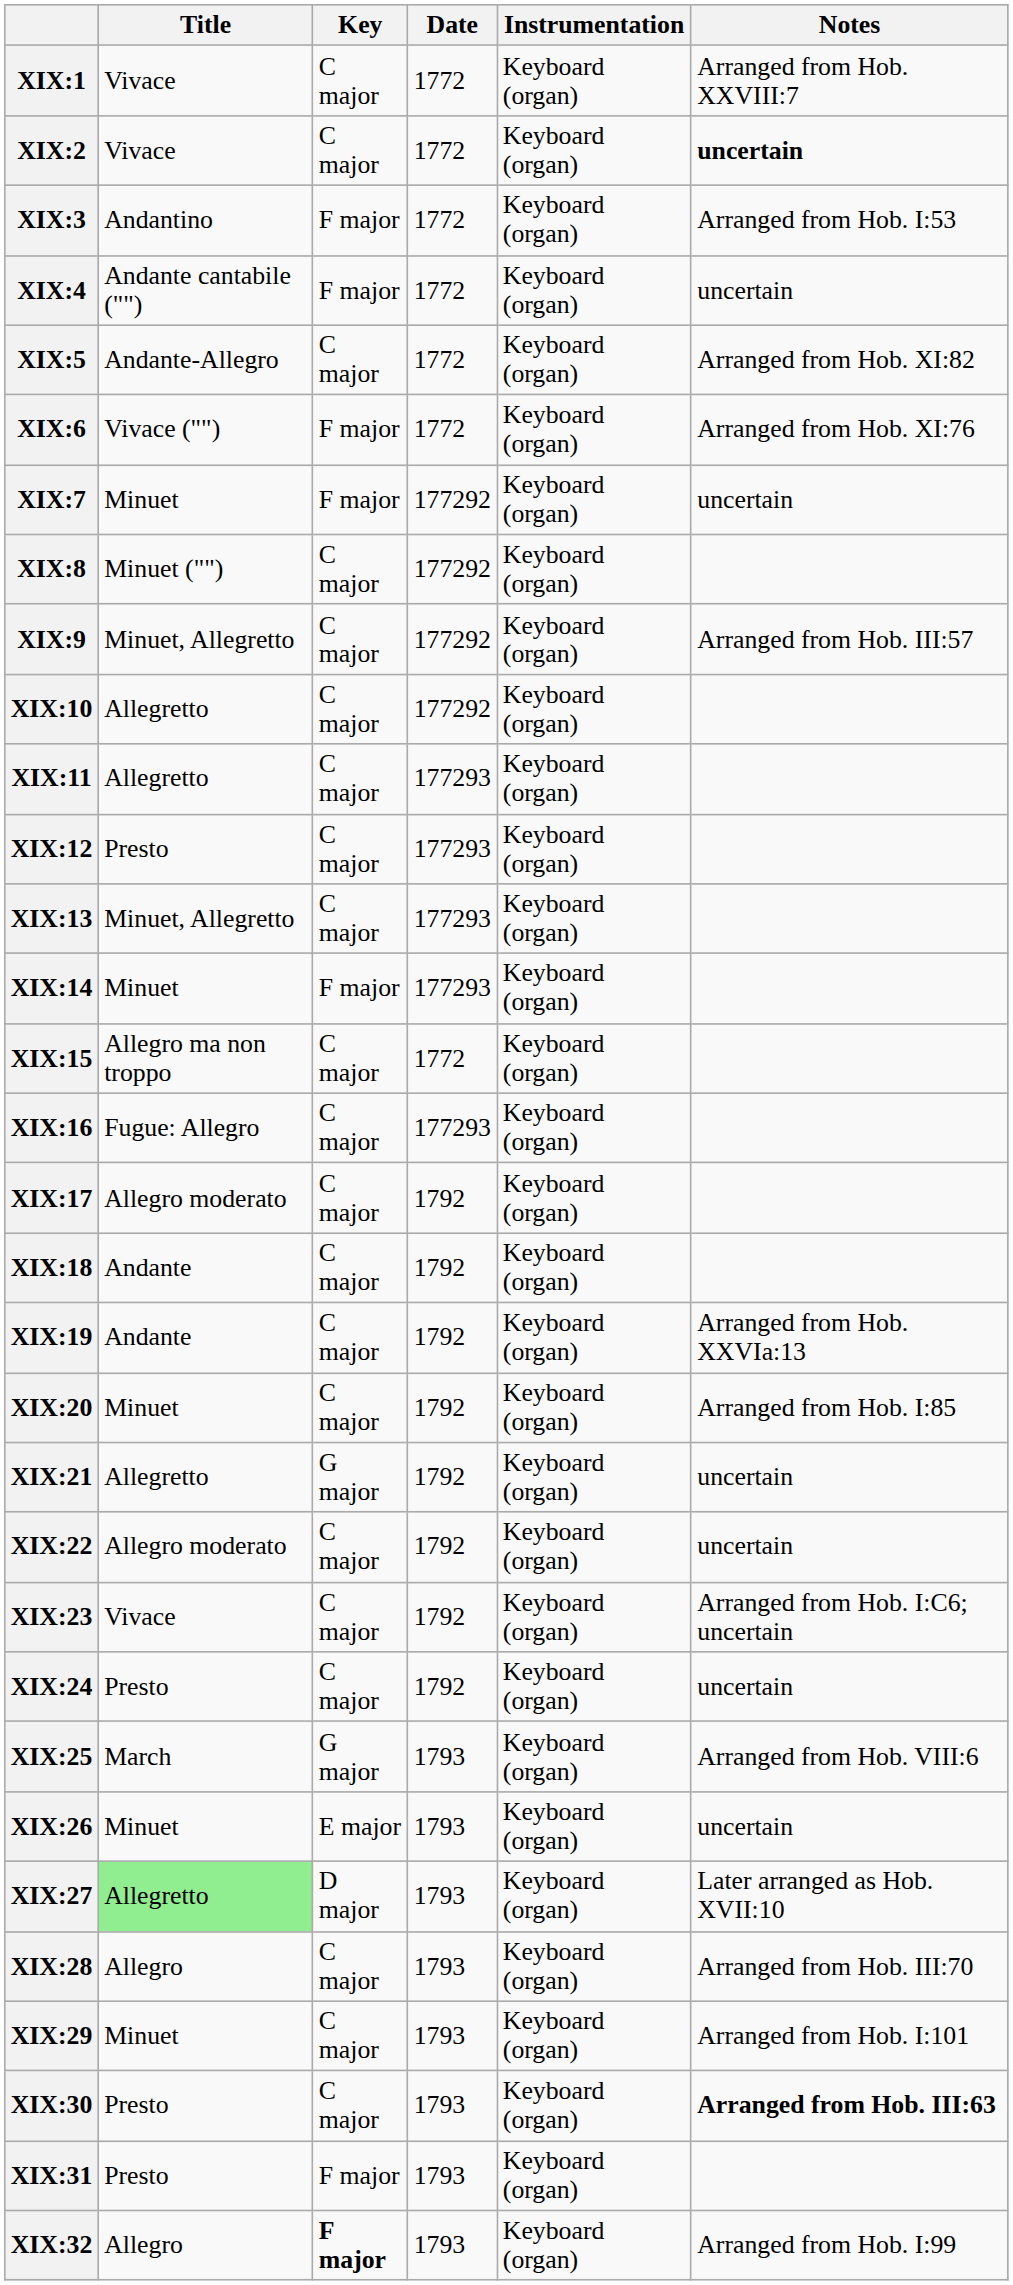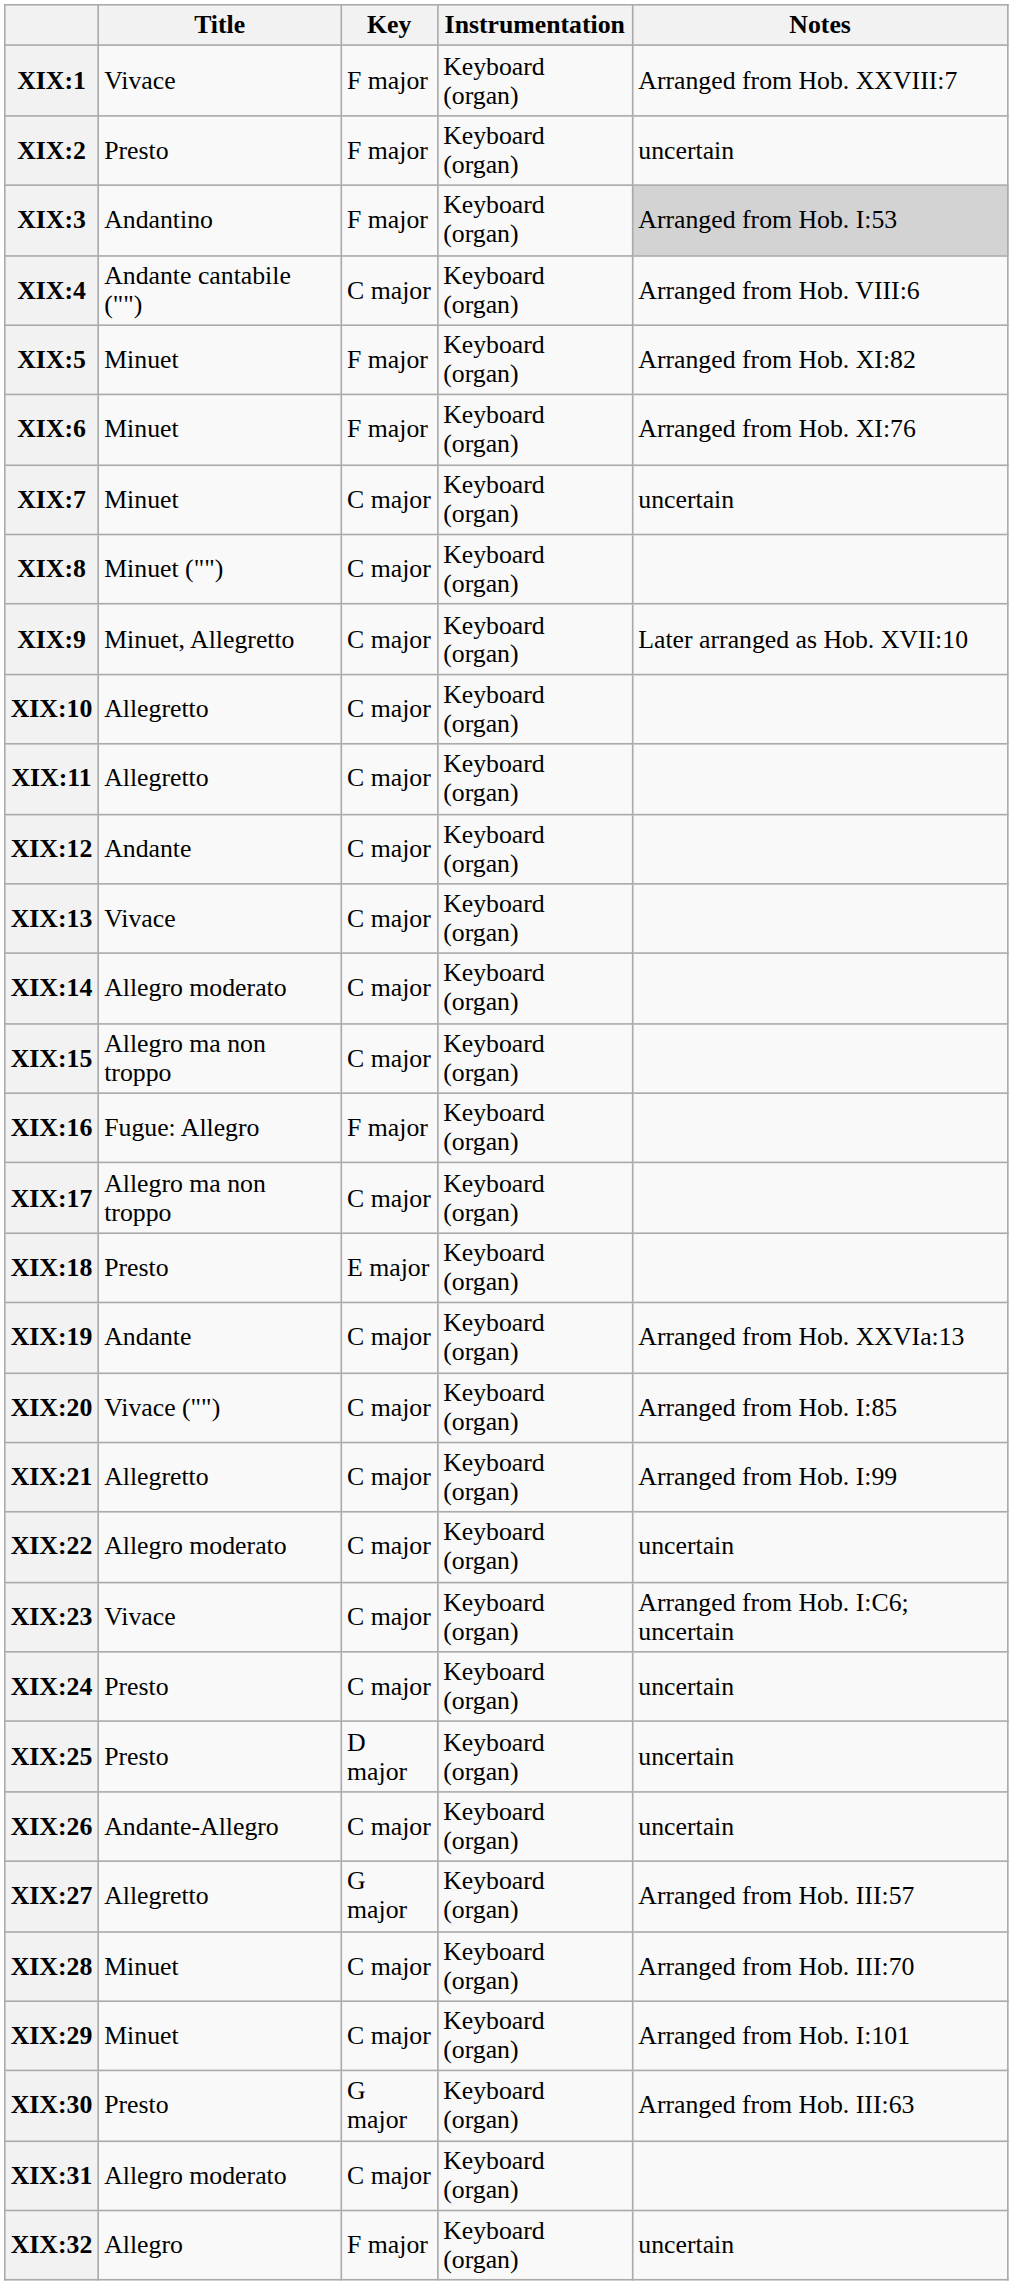- column: (452, 24)
(349, 80) C major -> (387, 80) F major
(140, 150) Vivace -> (136, 150) Presto
(349, 150) C major -> (387, 150) F major
(750, 150) bold -> (686, 150) normal
(827, 219) no background -> (768, 219) lightgrey background
(359, 289) F major -> (389, 289) C major
(745, 289) uncertain -> (779, 289) Arranged from Hob. VIII:6
(191, 359) Andante-Allegro -> (141, 359) Minuet
(349, 359) C major -> (387, 359) F major
(162, 429) Vivace ("") -> (141, 429) Minuet
(359, 499) F major -> (389, 499) C major
(835, 638) Arranged from Hob. III:57 -> (803, 638) Later arranged as Hob. XVII:10
(136, 848) Presto -> (148, 848) Andante
(199, 918) Minuet, Allegretto -> (140, 918) Vivace
(141, 988) Minuet -> (195, 988) Allegro moderato
(359, 988) F major -> (389, 988) C major
(349, 1127) C major -> (387, 1127) F major
(195, 1197) Allegro moderato -> (185, 1197) Allegro ma non troppo
(148, 1267) Andante -> (136, 1267) Presto
(349, 1267) C major -> (388, 1267) E major
(141, 1407) Minuet -> (162, 1407) Vivace ("")
(349, 1476) G major -> (389, 1476) C major
(745, 1476) uncertain -> (768, 1476) Arranged from Hob. I:99
(138, 1756) March -> (136, 1756) Presto
(349, 1756) G major -> (377, 1756) D major
(838, 1756) Arranged from Hob. VIII:6 -> (686, 1756) uncertain
(141, 1826) Minuet -> (191, 1826) Andante-Allegro
(360, 1826) E major -> (389, 1826) C major
(156, 1895) lightgreen background -> (156, 1895) no background
(349, 1895) D major -> (377, 1895) G major
(815, 1895) Later arranged as Hob. XVII:10 -> (776, 1895) Arranged from Hob. III:57
(144, 1965) Allegro -> (141, 1965) Minuet
(349, 2105) C major -> (377, 2105) G major
(847, 2105) bold -> (776, 2105) normal
(136, 2175) Presto -> (195, 2175) Allegro moderato
(359, 2175) F major -> (389, 2175) C major
(352, 2245) bold -> (387, 2245) normal
(827, 2245) Arranged from Hob. I:99 -> (686, 2245) uncertain
